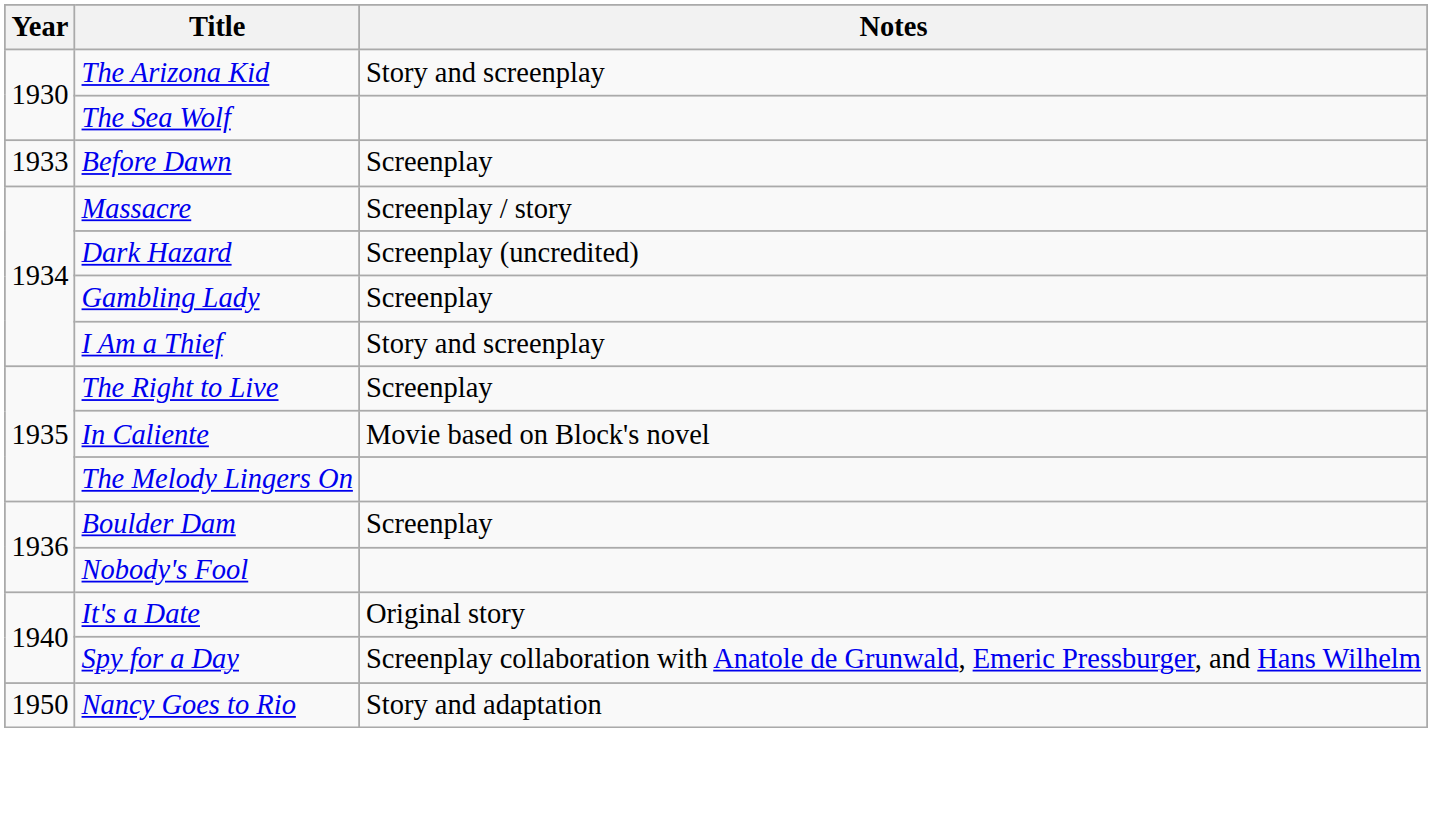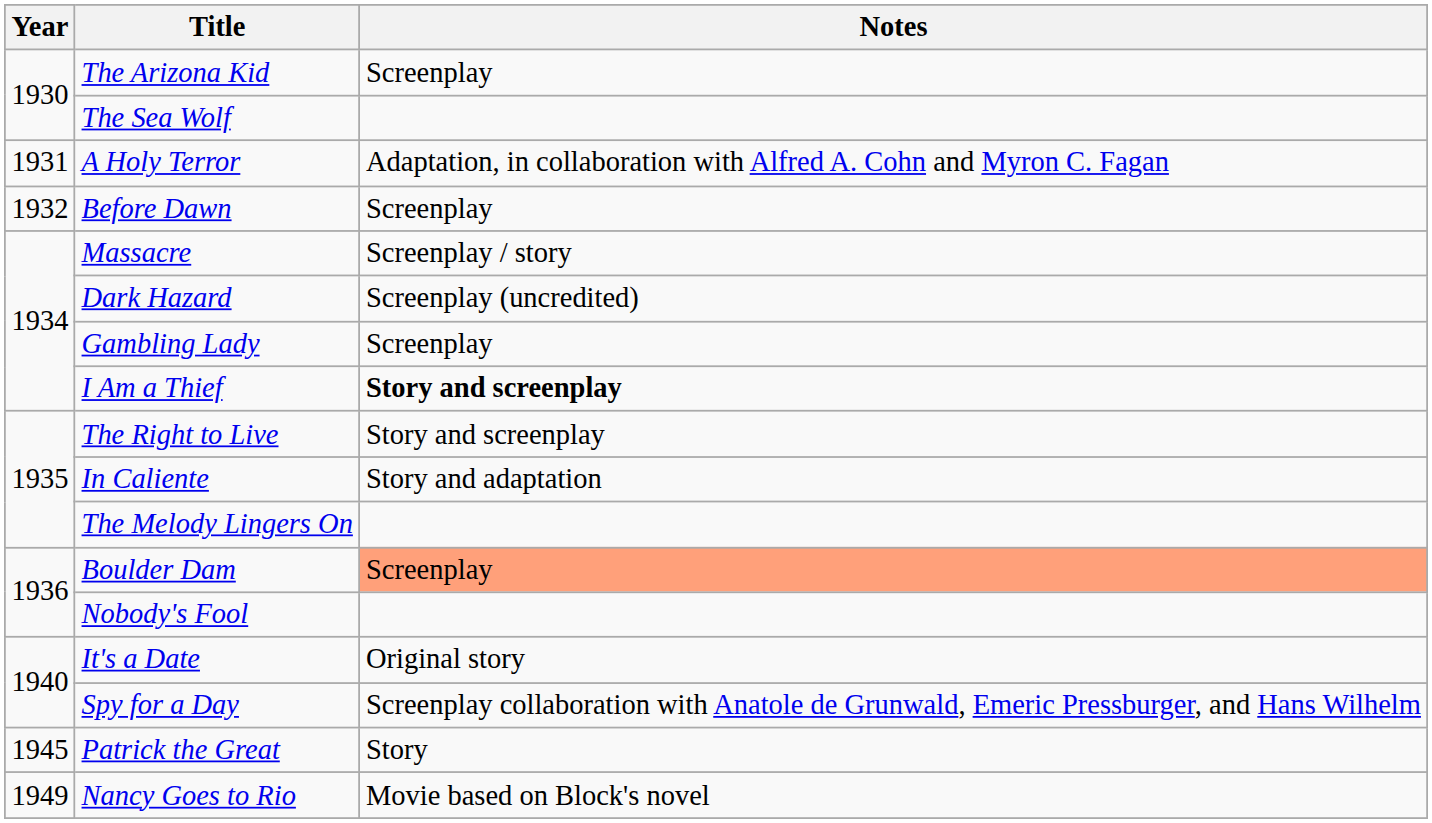(485, 72) Story and screenplay -> (429, 72) Screenplay
+ row: (161, 162)
(40, 162) 1933 -> (40, 207) 1932
(485, 343) normal -> (494, 388) bold
(429, 388) Screenplay -> (485, 433) Story and screenplay
(538, 433) Movie based on Block's novel -> (484, 478) Story and adaptation
(429, 523) no background -> (429, 569) lightsalmon background
+ row: (181, 749)
(40, 704) 1950 -> (40, 794) 1949
(484, 704) Story and adaptation -> (538, 794) Movie based on Block's novel
